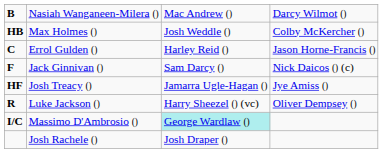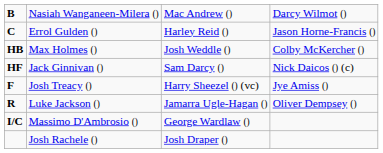rows swapped: (63, 31) <-> (63, 49)
(10, 67) F -> (15, 67) HF
(15, 85) HF -> (10, 85) F
(216, 85) Jamarra Ugle-Hagan () -> (211, 85) Harry Sheezel () (vc)
(211, 103) Harry Sheezel () (vc) -> (216, 103) Jamarra Ugle-Hagan ()
(207, 121) paleturquoise background -> (207, 121) no background
